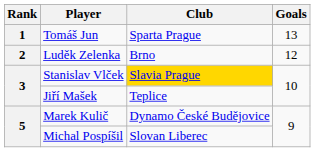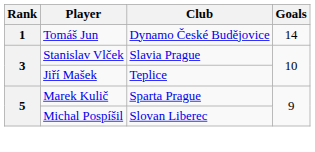(165, 34) Sparta Prague -> (200, 34) Dynamo České Budějovice
(291, 34) 13 -> (291, 34) 14
- row: (82, 55)
(165, 75) gold background -> (165, 55) no background
(200, 116) Dynamo České Budějovice -> (165, 95) Sparta Prague
